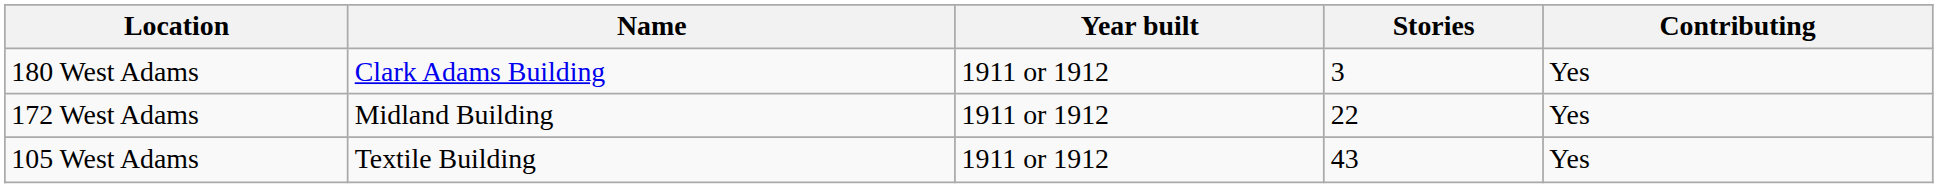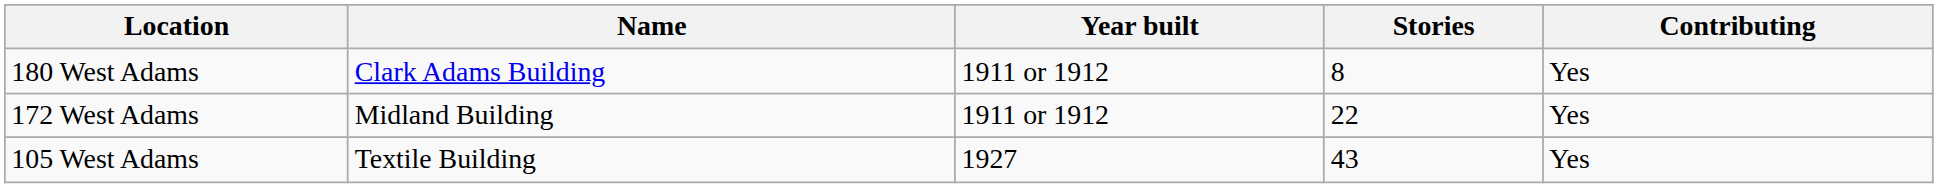(1338, 70) 3 -> (1338, 70) 8
(1035, 159) 1911 or 1912 -> (989, 159) 1927
